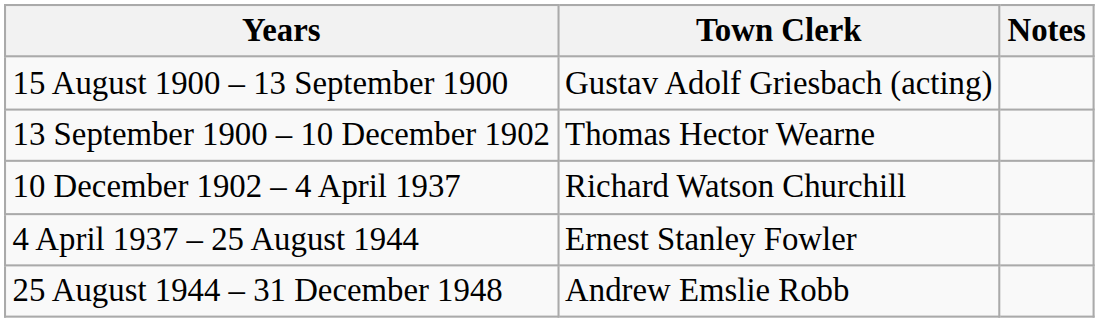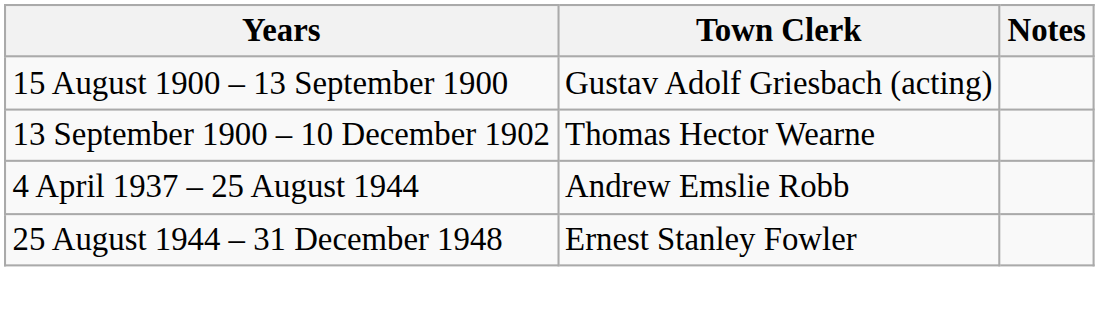- row: (237, 186)
(711, 238) Ernest Stanley Fowler -> (707, 186) Andrew Emslie Robb
(707, 290) Andrew Emslie Robb -> (711, 238) Ernest Stanley Fowler
